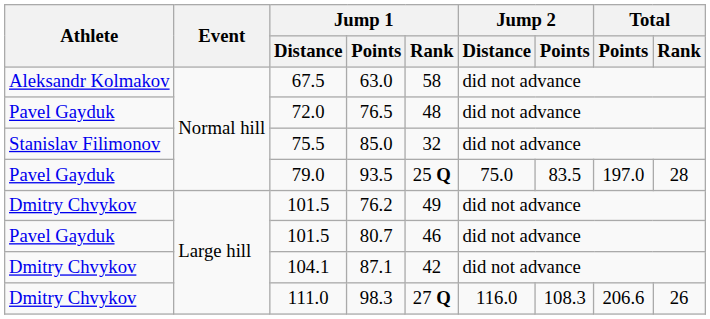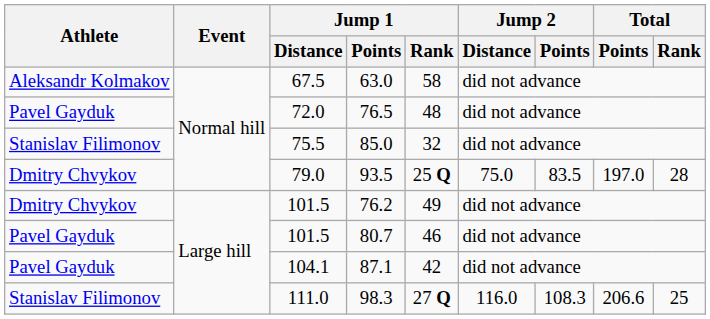(62, 174) Pavel Gayduk -> (73, 174) Dmitry Chvykov
(73, 267) Dmitry Chvykov -> (62, 267) Pavel Gayduk
(73, 298) Dmitry Chvykov -> (85, 298) Stanislav Filimonov
(679, 298) 26 -> (679, 298) 25
